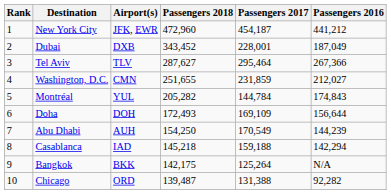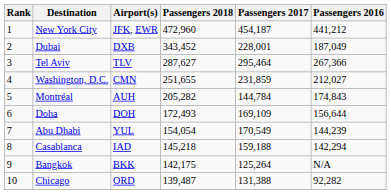(124, 96) YUL -> (124, 96) AUH
(124, 130) AUH -> (124, 130) YUL
(179, 130) 154,250 -> (179, 130) 154,054
